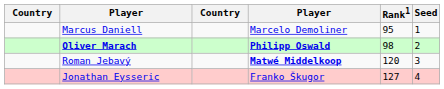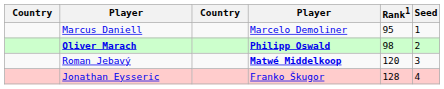(391, 76) 127 -> (391, 76) 128
